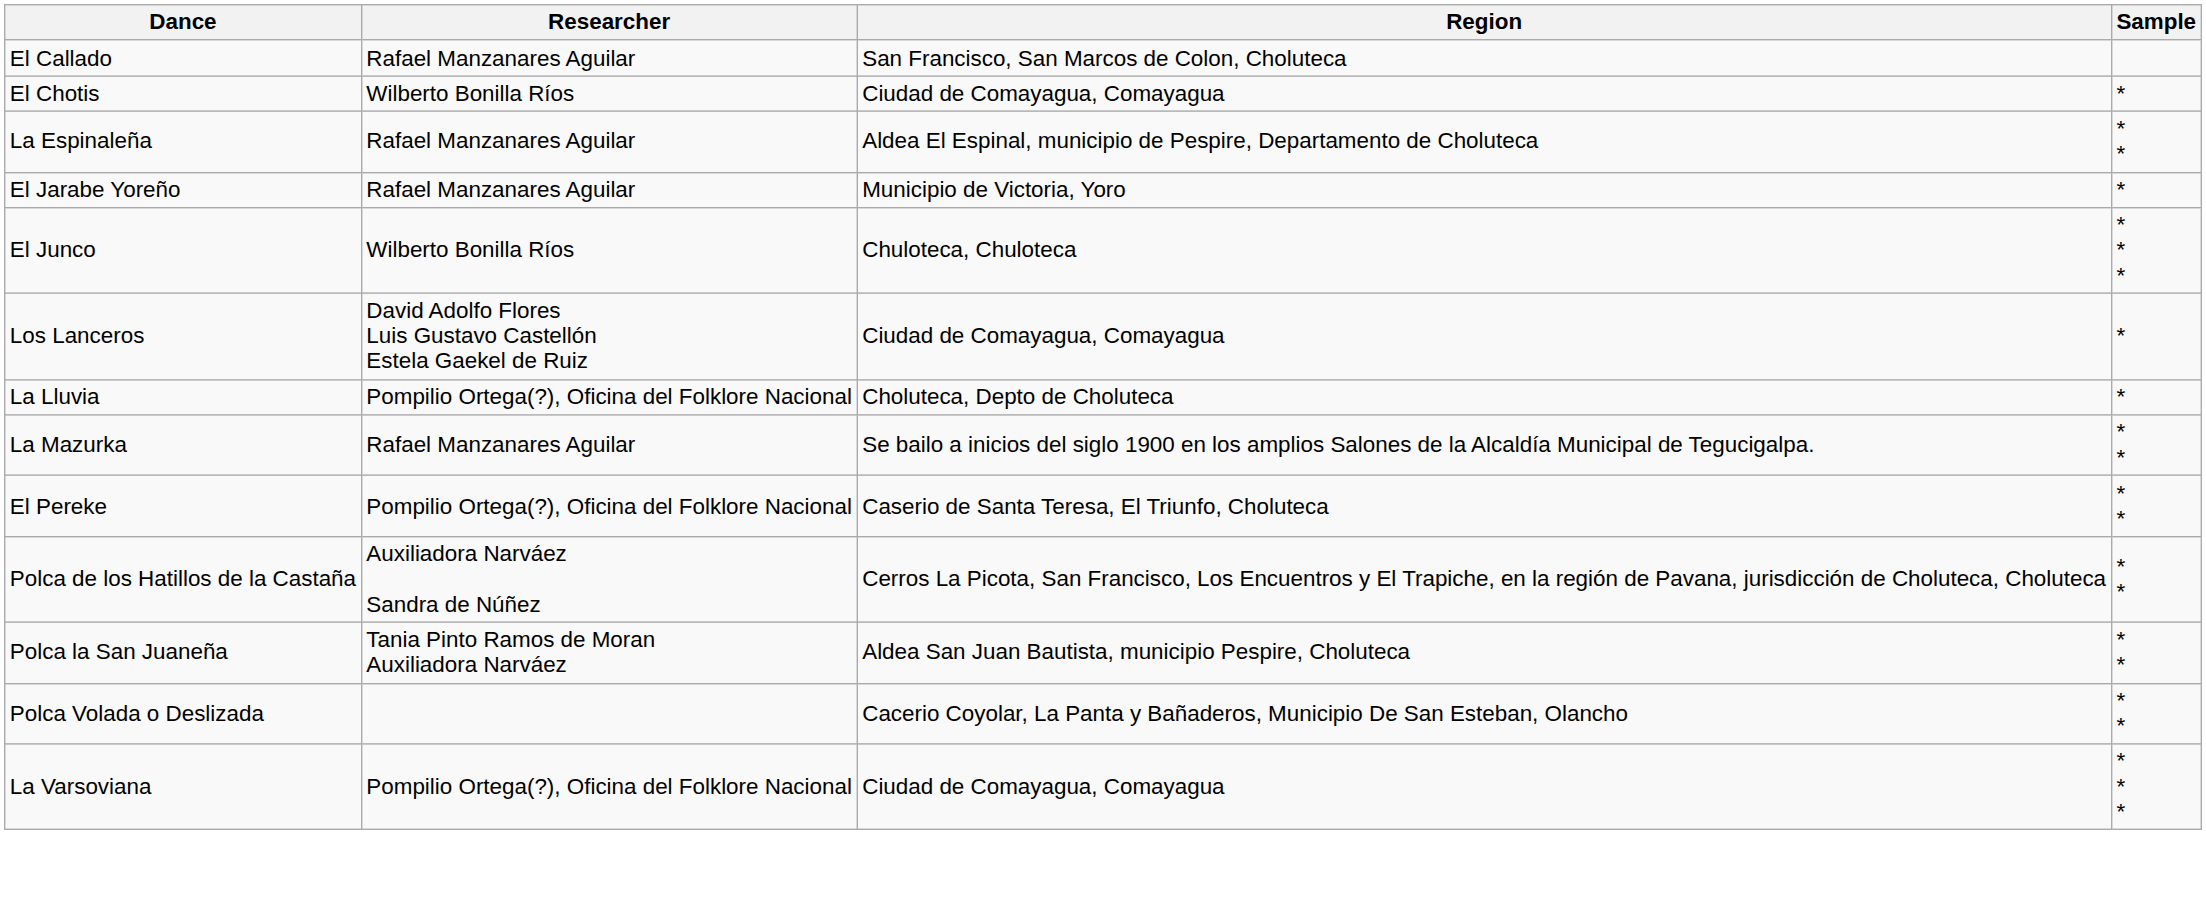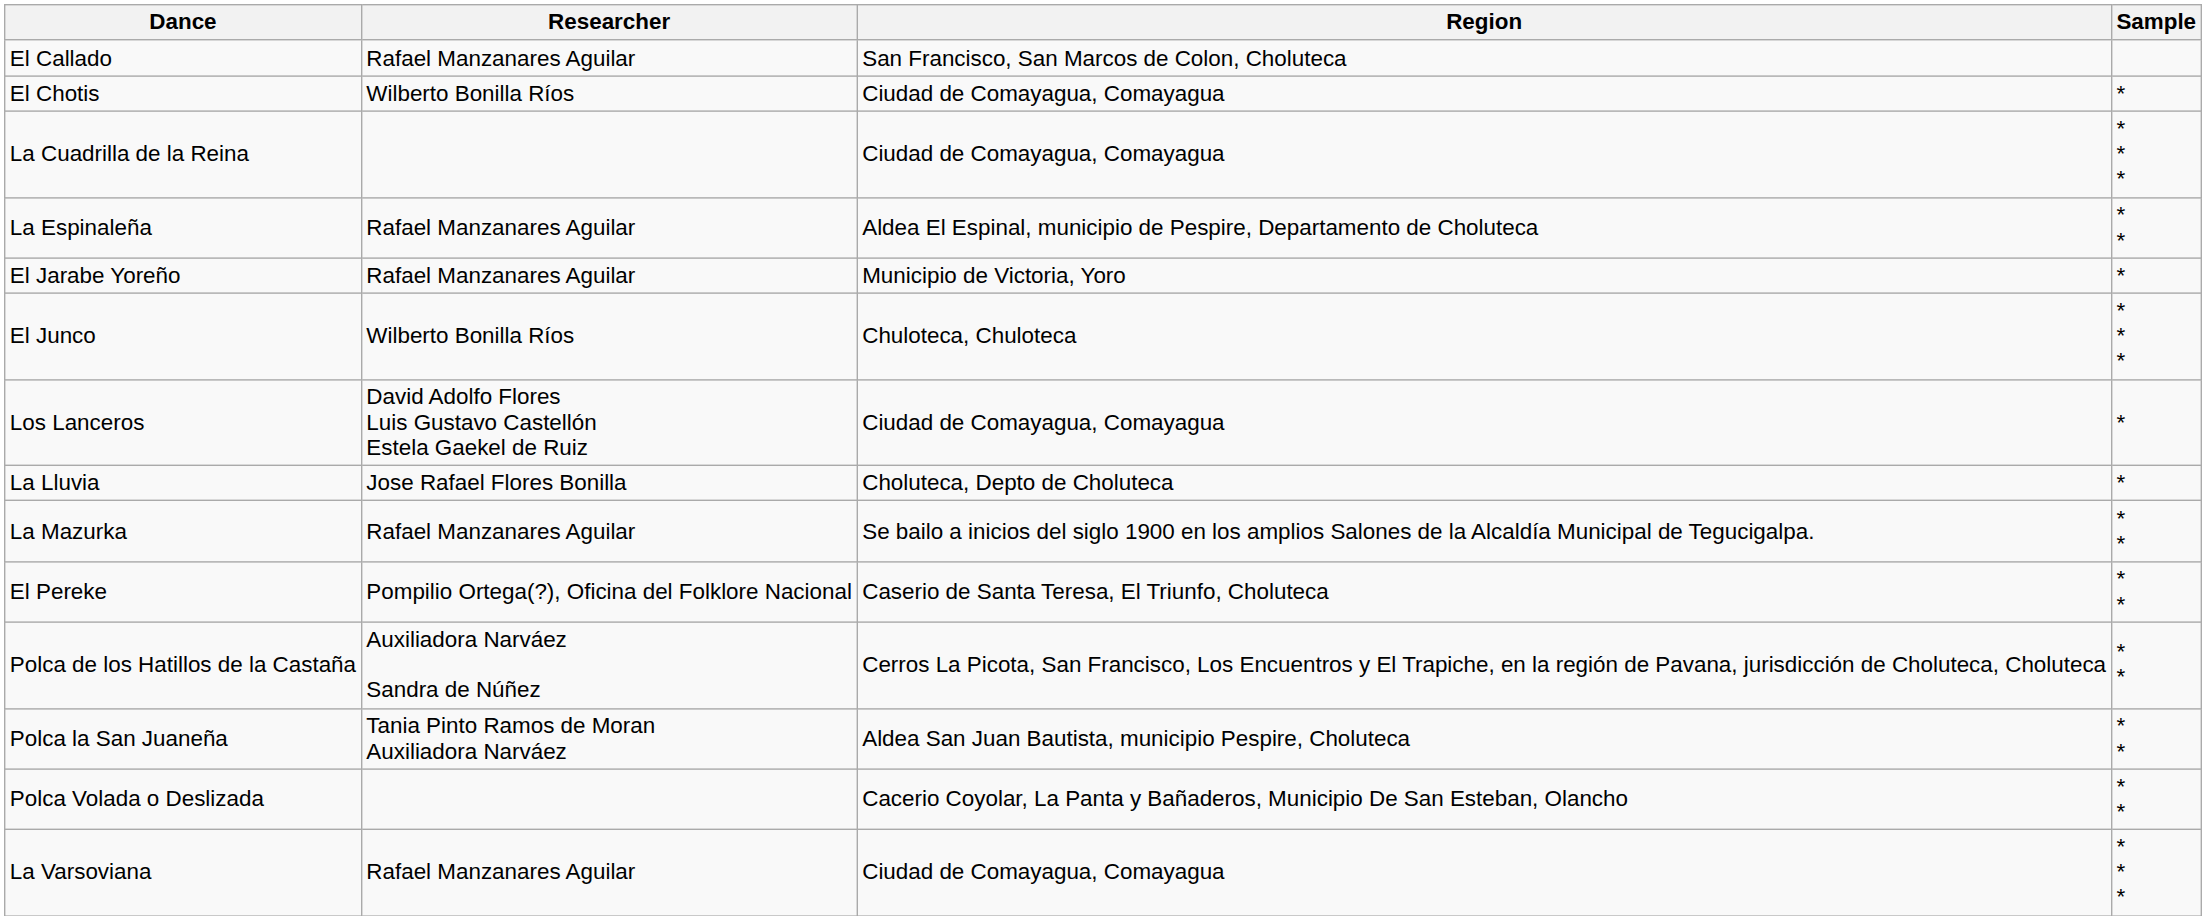+ row: (129, 154)
(609, 396) Pompilio Ortega(?), Oficina del Folklore Nacional -> (496, 482) Jose Rafael Flores Bonilla
(609, 786) Pompilio Ortega(?), Oficina del Folklore Nacional -> (501, 872) Rafael Manzanares Aguilar
